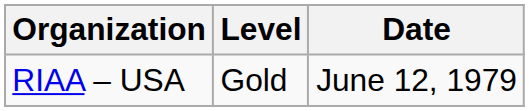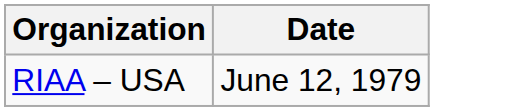- column: (261, 29)
